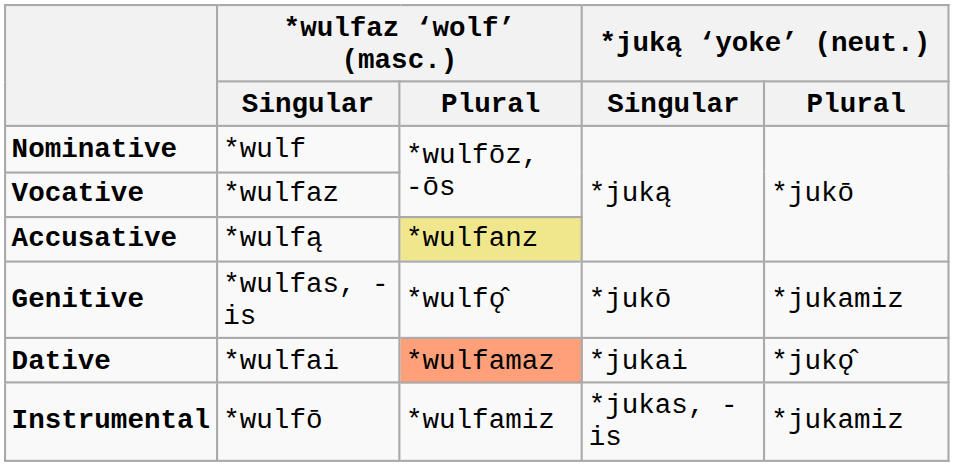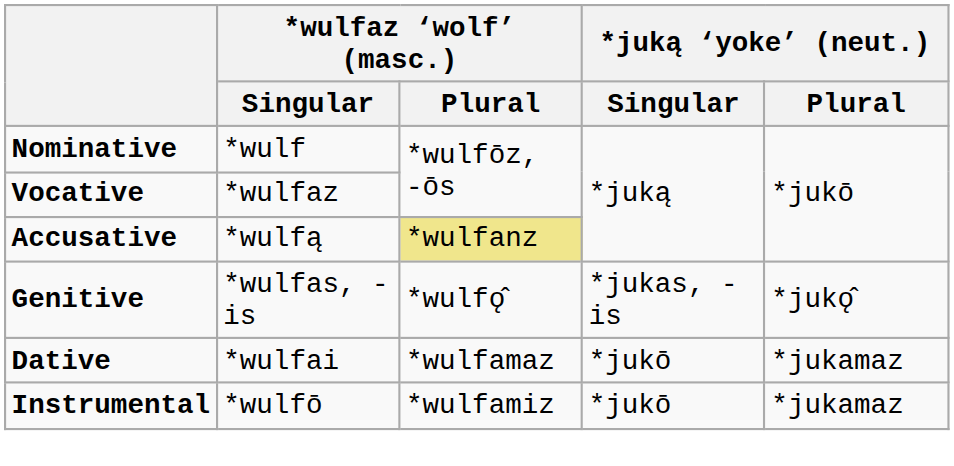(630, 300) *jukō -> (663, 300) *jukas, -is
(838, 300) *jukamiz -> (813, 300) *jukǫ̂
(480, 361) lightsalmon background -> (480, 361) no background
(638, 361) *jukai -> (630, 361) *jukō
(813, 361) *jukǫ̂ -> (838, 361) *jukamaz
(663, 421) *jukas, -is -> (630, 406) *jukō
(838, 421) *jukamiz -> (838, 406) *jukamaz
